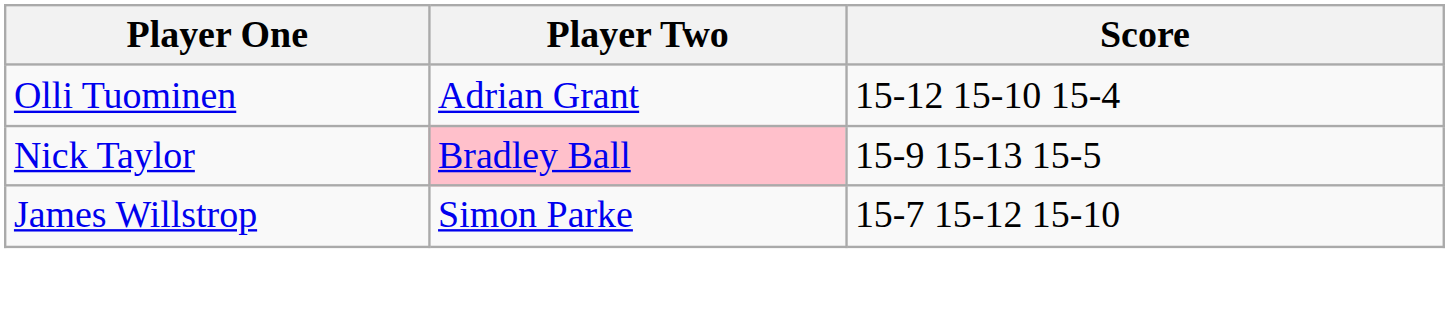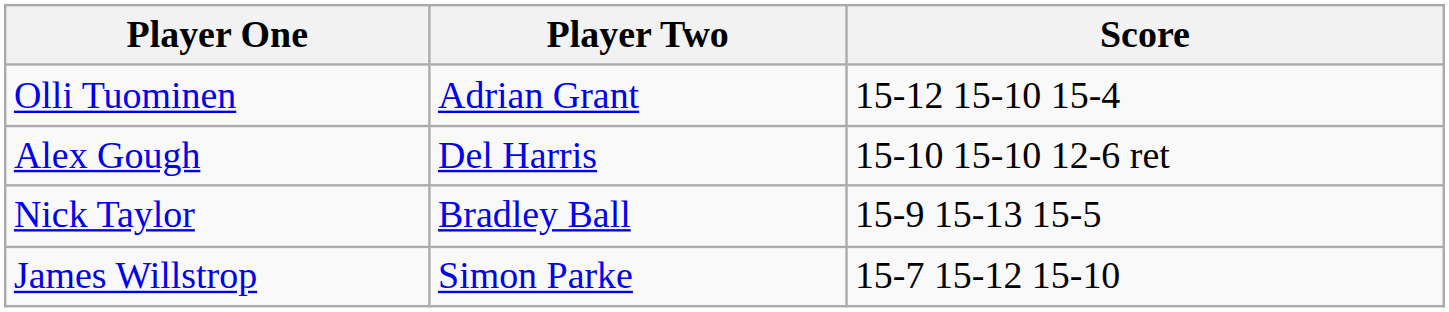+ row: (107, 154)
(534, 154) pink background -> (534, 214) no background
